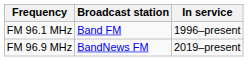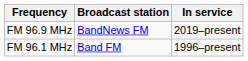rows swapped: (39, 30) <-> (39, 47)
